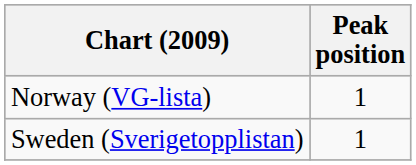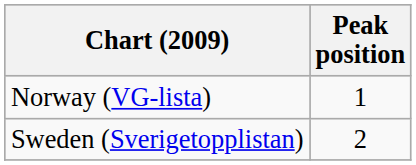(360, 138) 1 -> (360, 138) 2
